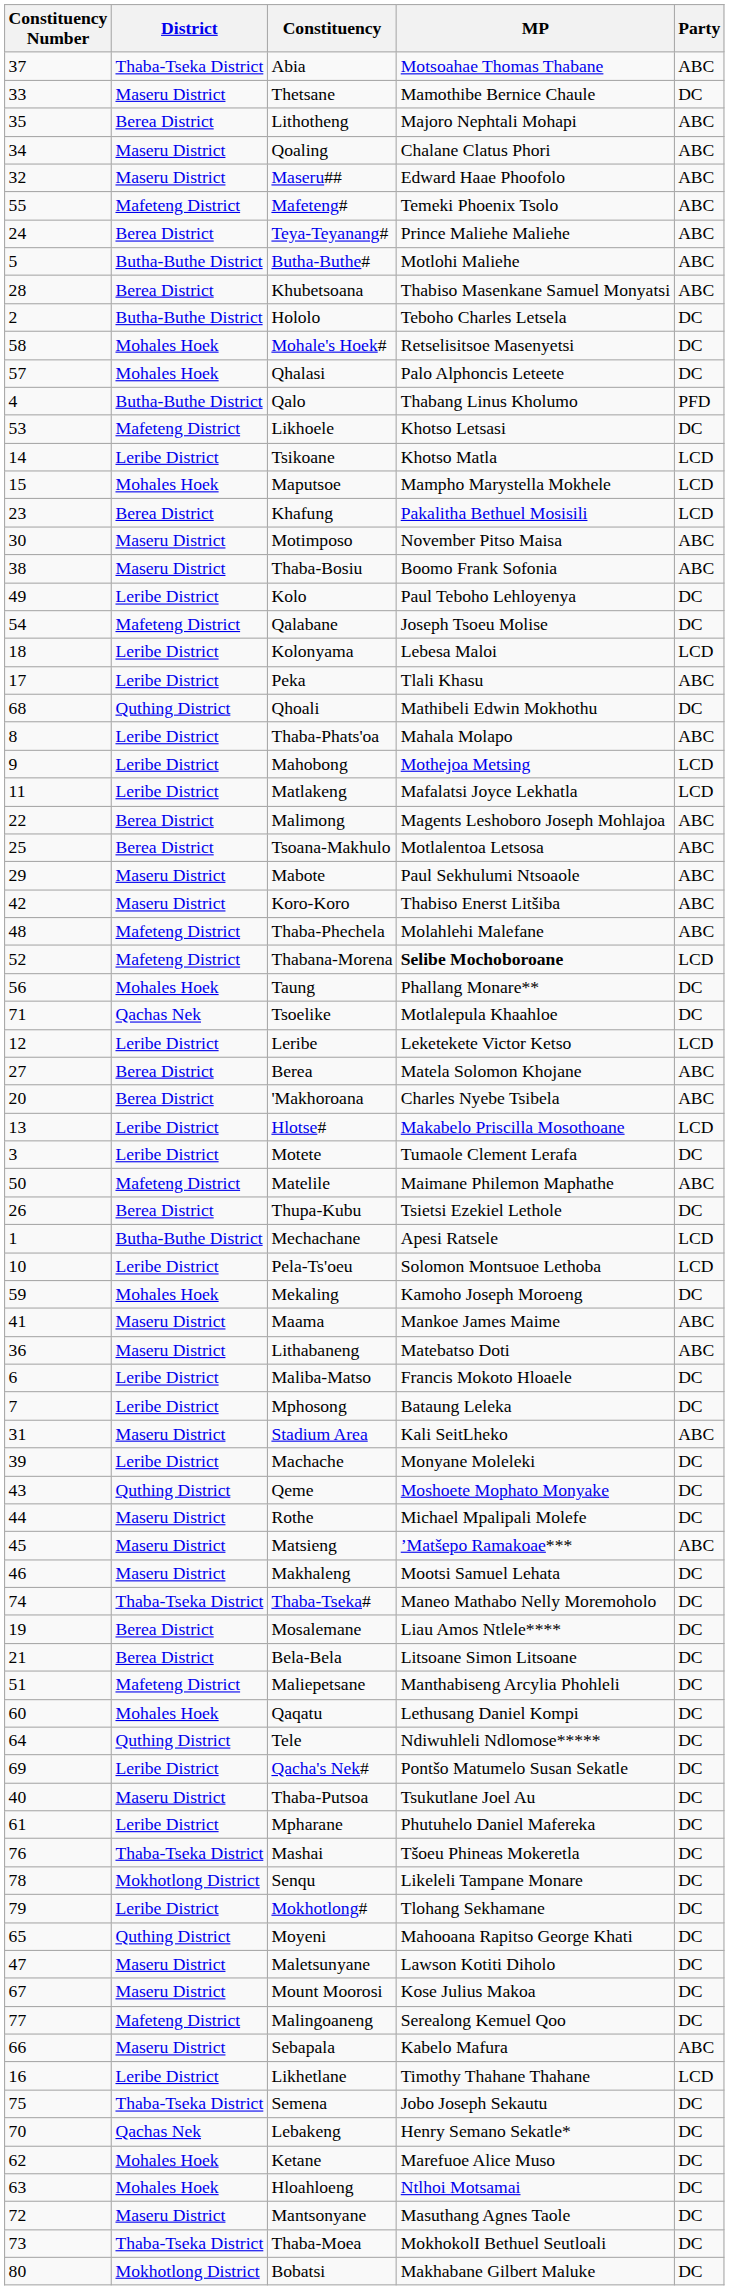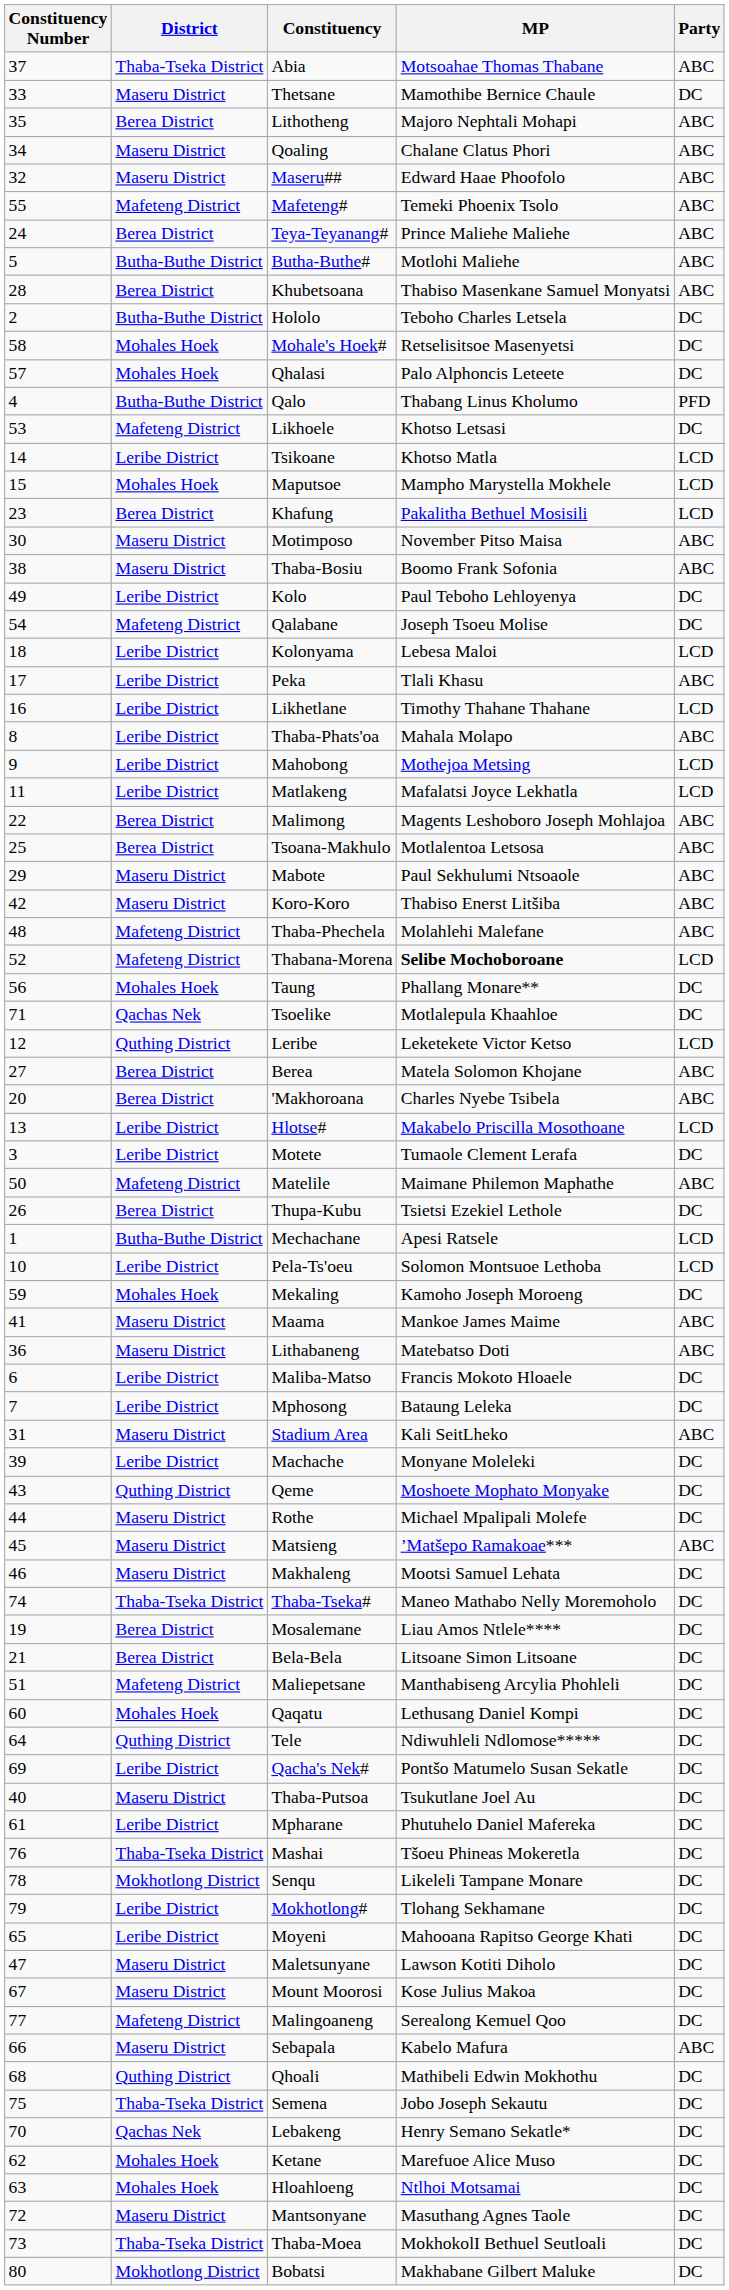rows swapped: (309, 2075) <-> (295, 708)
(167, 1043) Leribe District -> (173, 1043) Quthing District
(173, 1936) Quthing District -> (167, 1936) Leribe District
